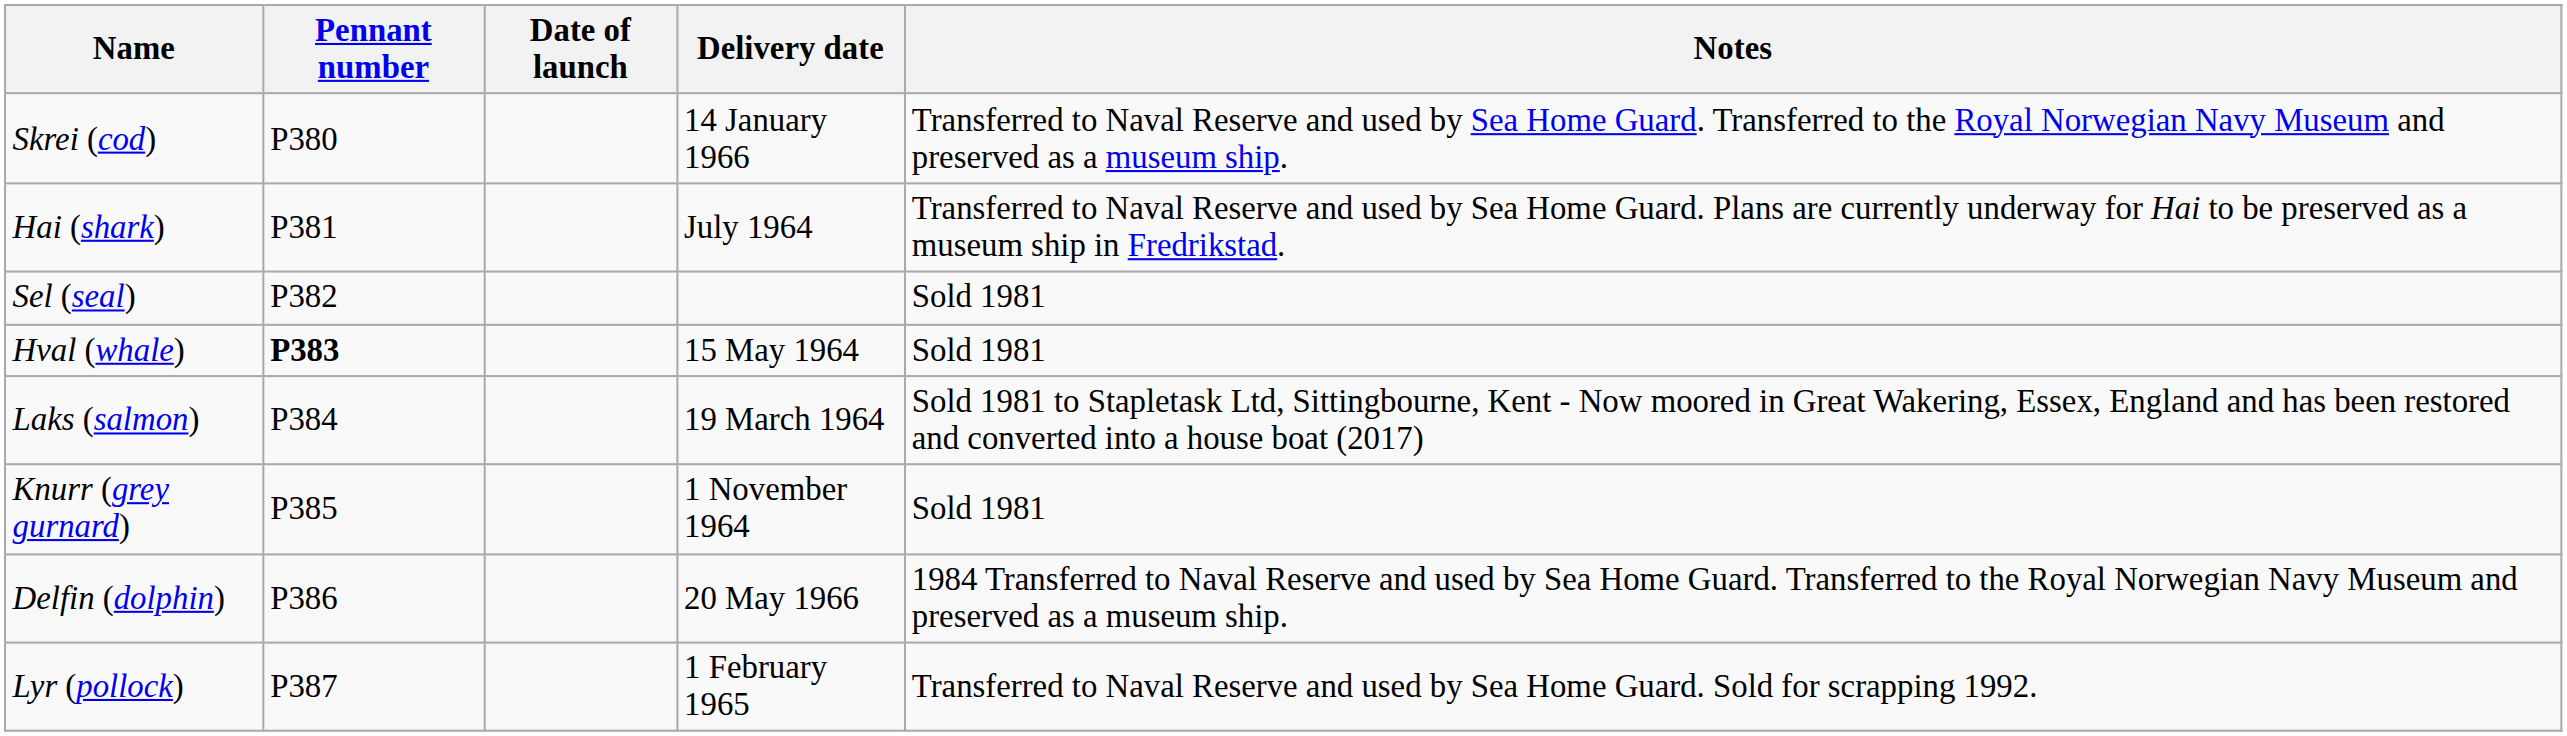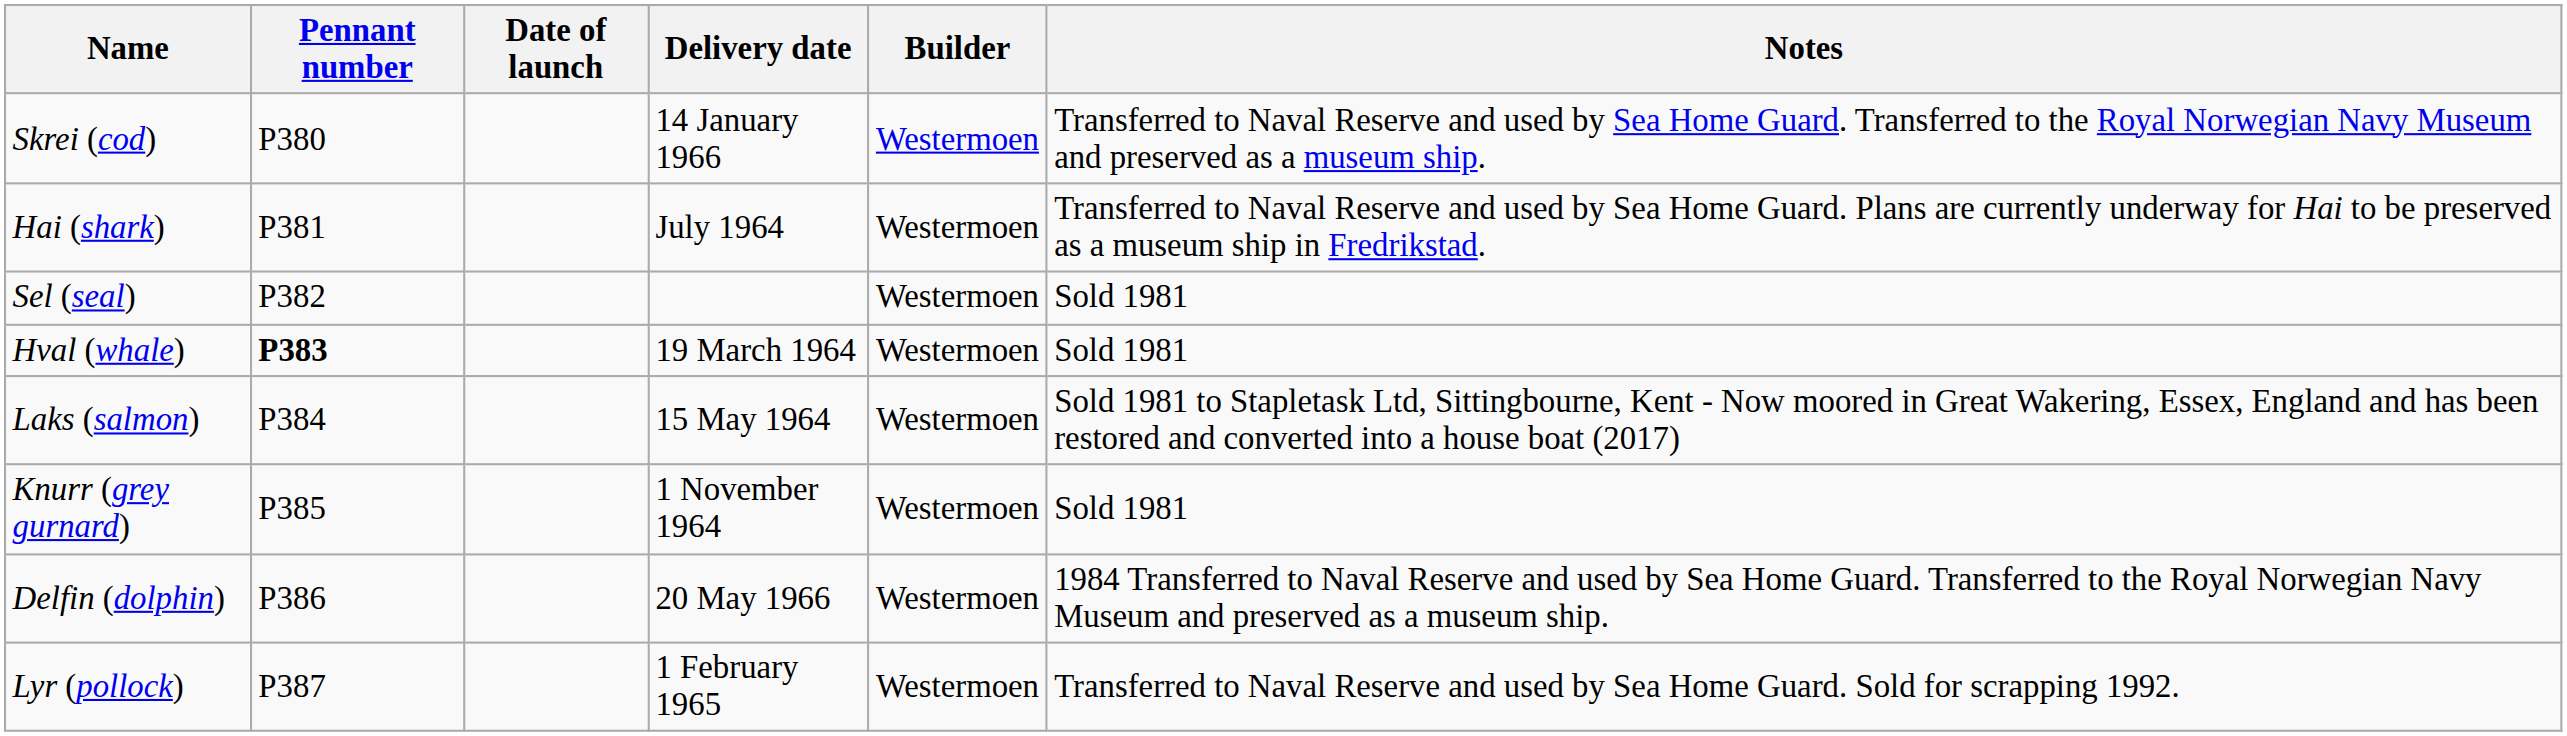+ column: (957, 48)
(772, 349) 15 May 1964 -> (756, 349) 19 March 1964
(784, 419) 19 March 1964 -> (743, 419) 15 May 1964
